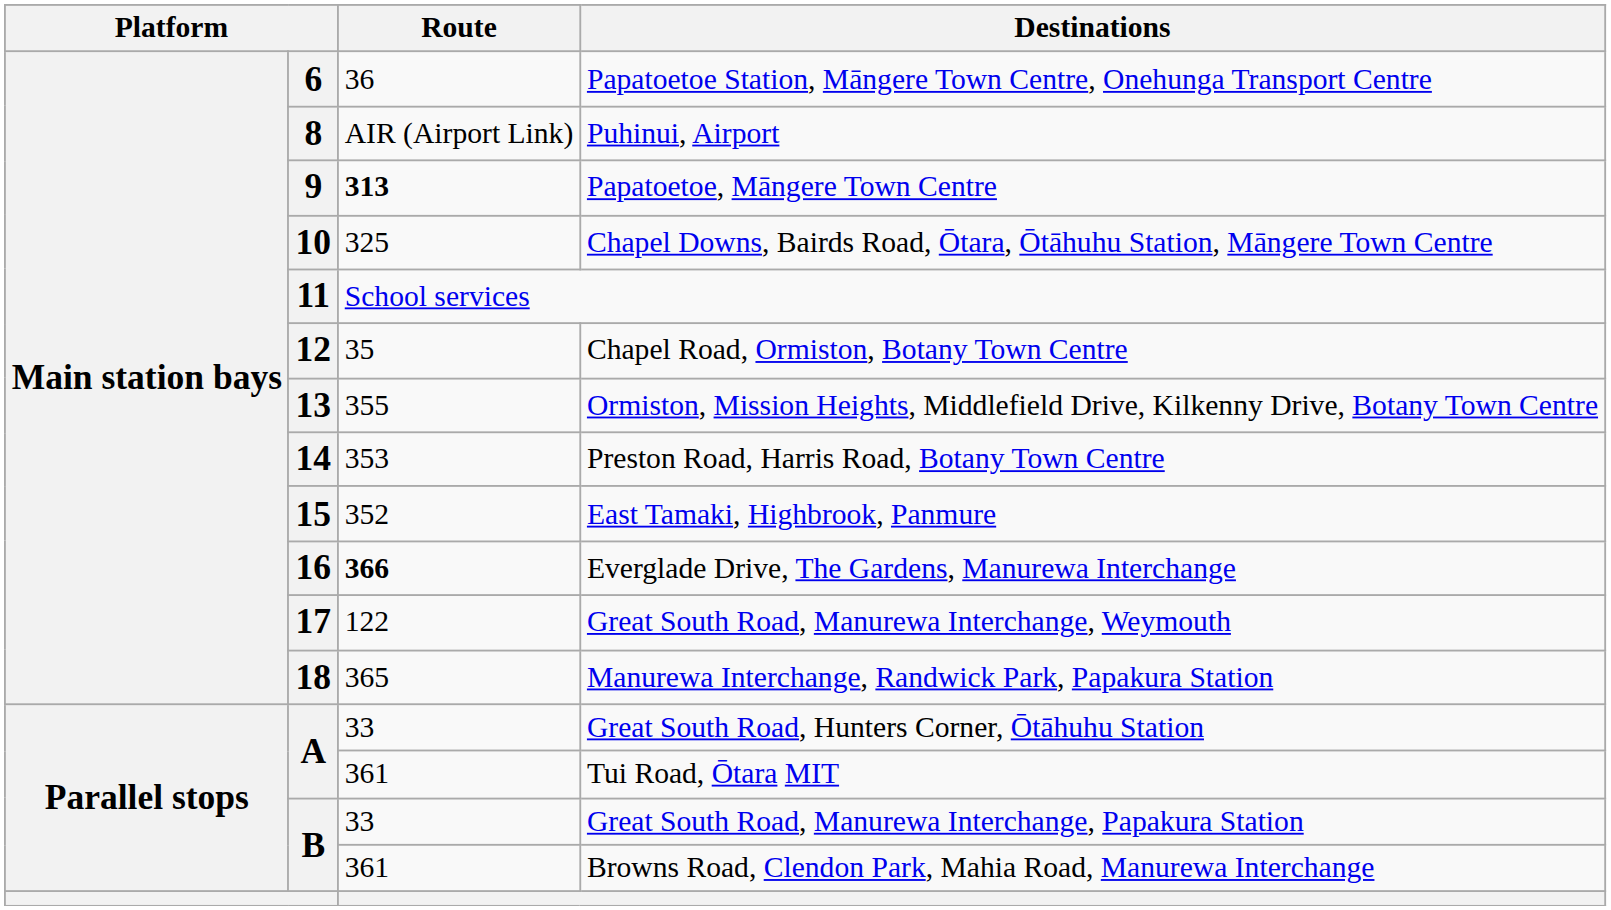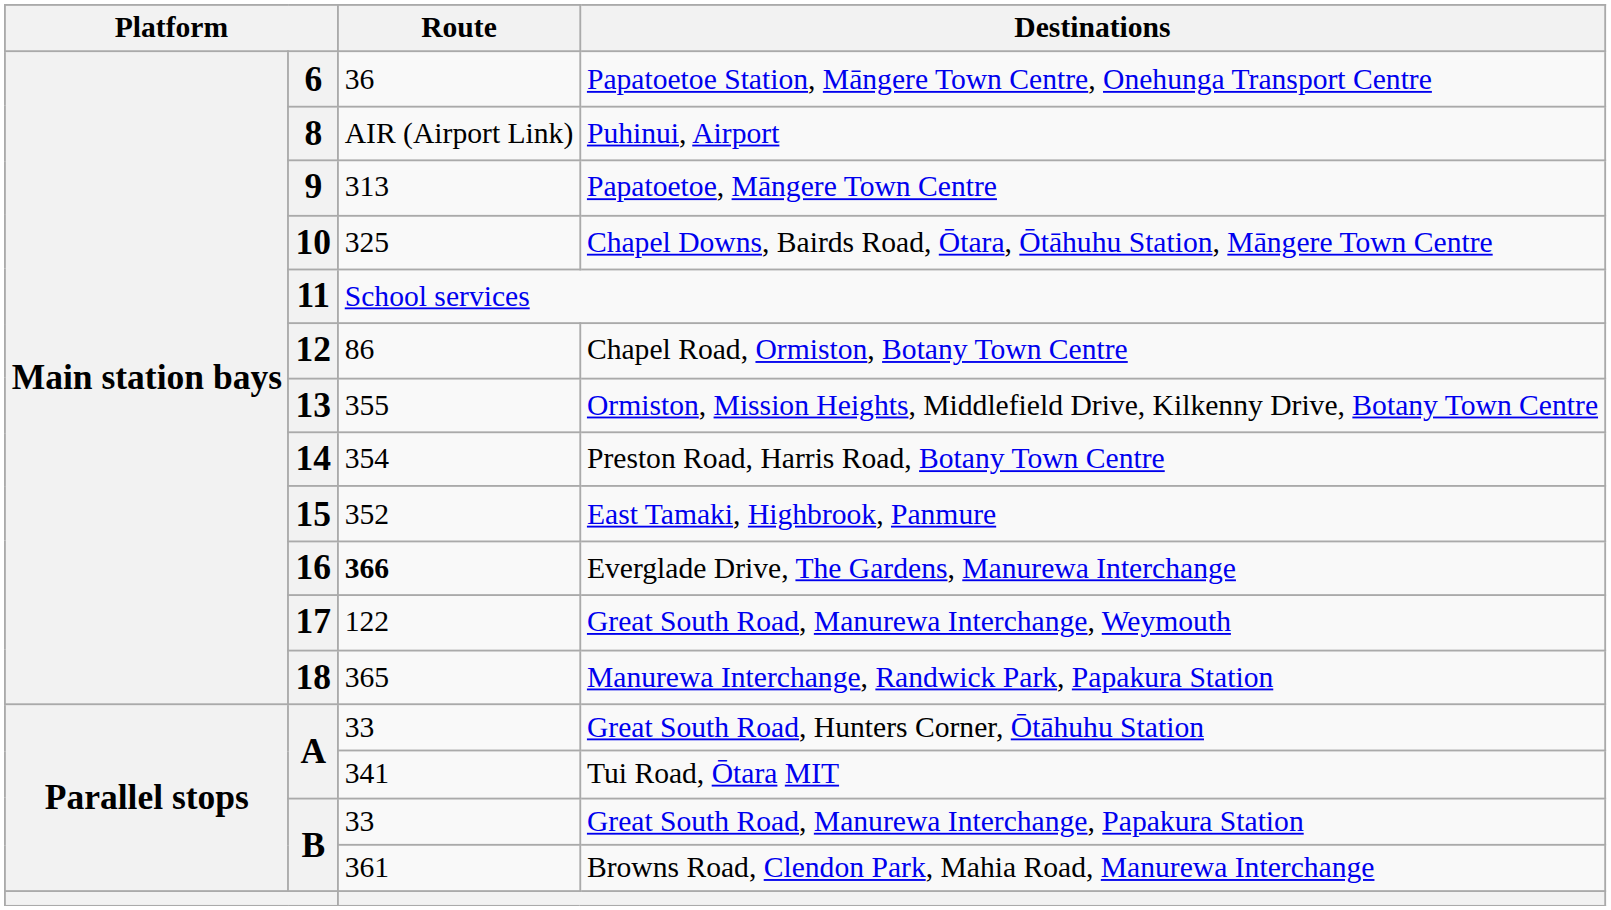(367, 187) bold -> (367, 187) normal
(360, 350) 35 -> (360, 350) 86
(367, 459) 353 -> (367, 459) 354
(367, 773) 361 -> (367, 773) 341
